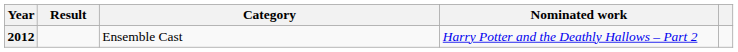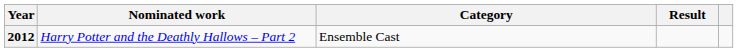columns swapped: (579, 15) <-> (68, 15)
